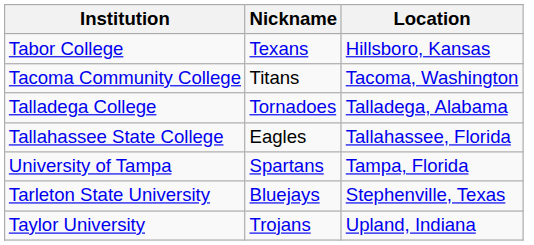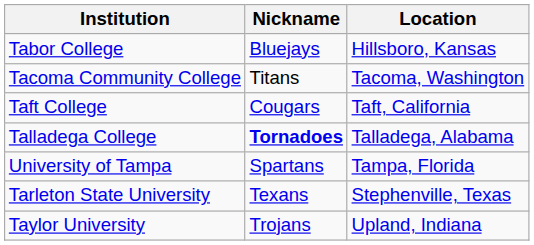(279, 48) Texans -> (285, 48) Bluejays
+ row: (58, 107)
(293, 107) normal -> (296, 136) bold
- row: (116, 136)
(285, 195) Bluejays -> (279, 195) Texans
